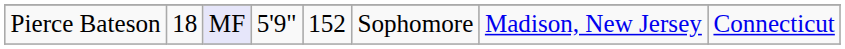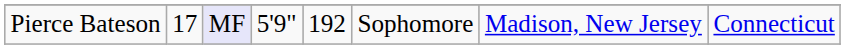(185, 24) 18 -> (185, 24) 17
(327, 24) 152 -> (327, 24) 192
